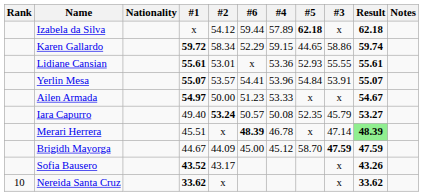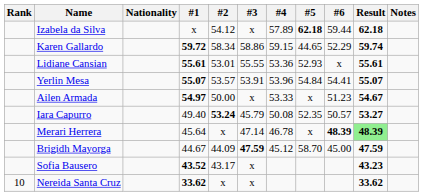columns swapped: (339, 13) <-> (252, 13)
(194, 132) 45.51 -> (194, 132) 45.64
(371, 166) 43.26 -> (371, 166) 43.23
